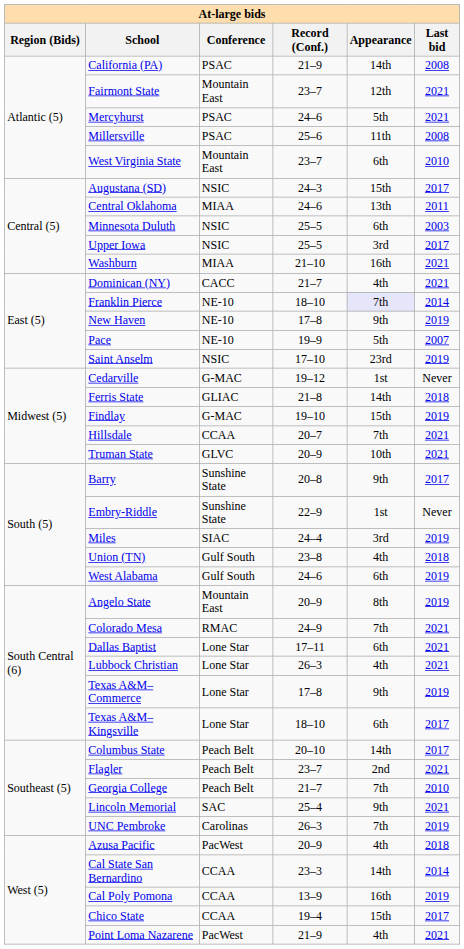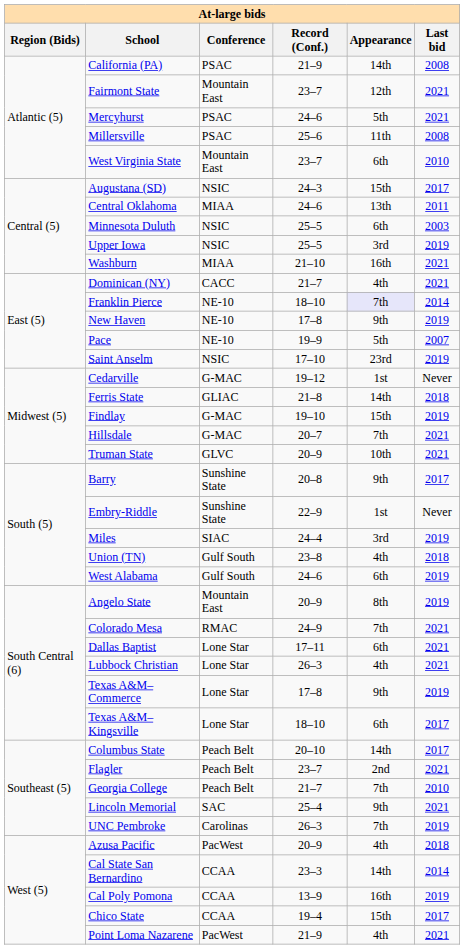(437, 244) 2017 -> (437, 244) 2019
(218, 435) CCAA -> (222, 435) G-MAC
